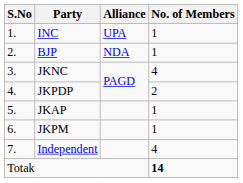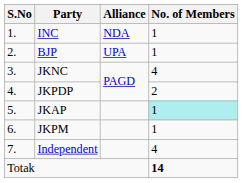(115, 33) UPA -> (116, 33) NDA
(116, 52) NDA -> (115, 52) UPA
(154, 110) no background -> (154, 110) paleturquoise background
